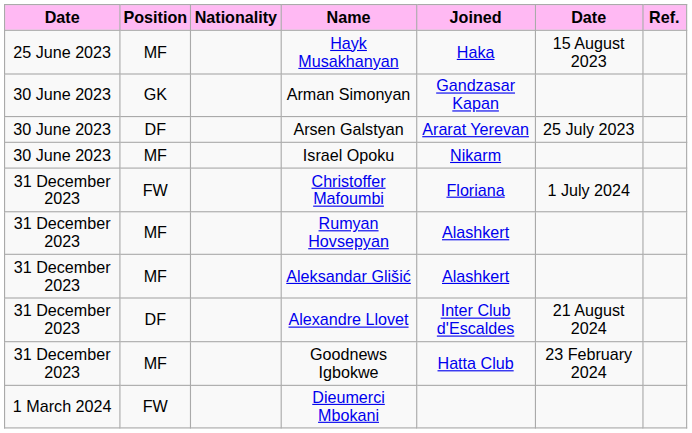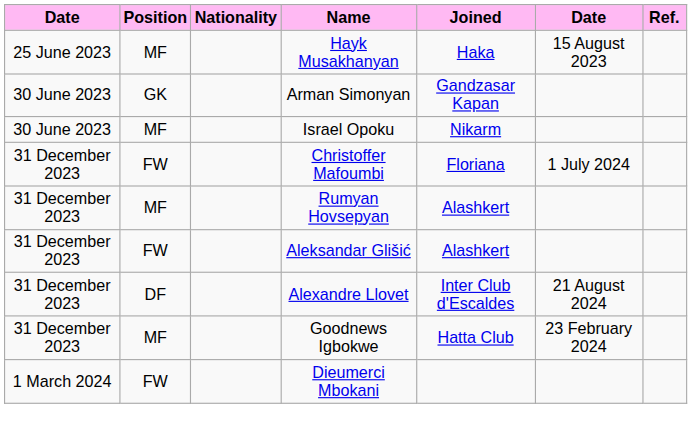- row: (349, 130)
(155, 277) MF -> (155, 251) FW
